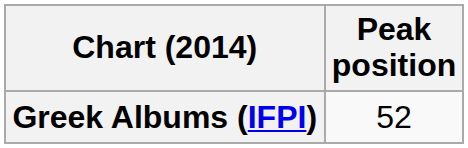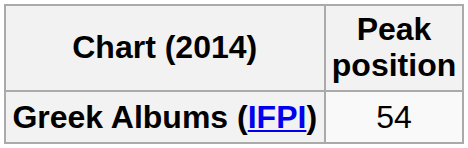(394, 116) 52 -> (394, 116) 54
